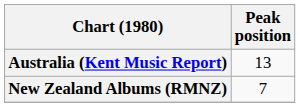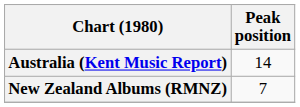(263, 62) 13 -> (263, 62) 14
